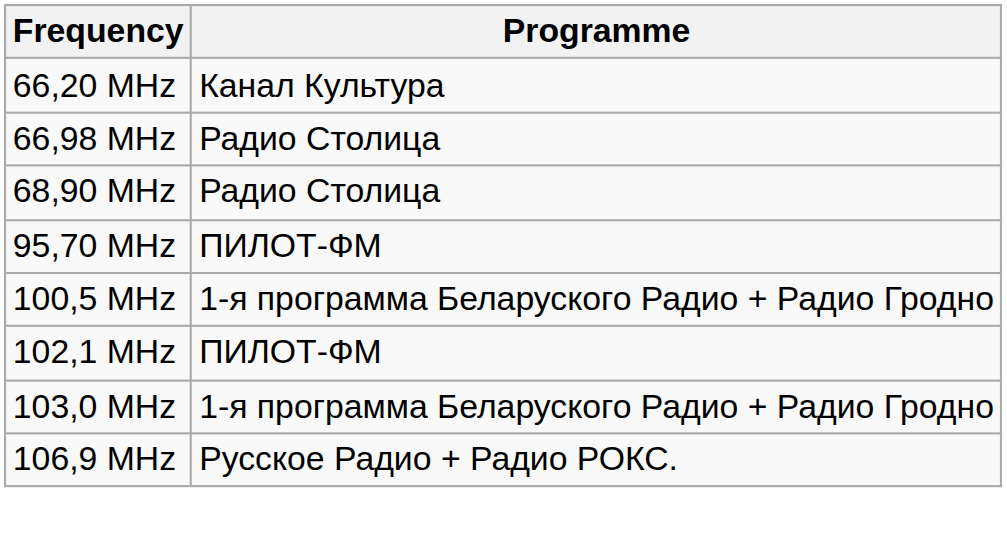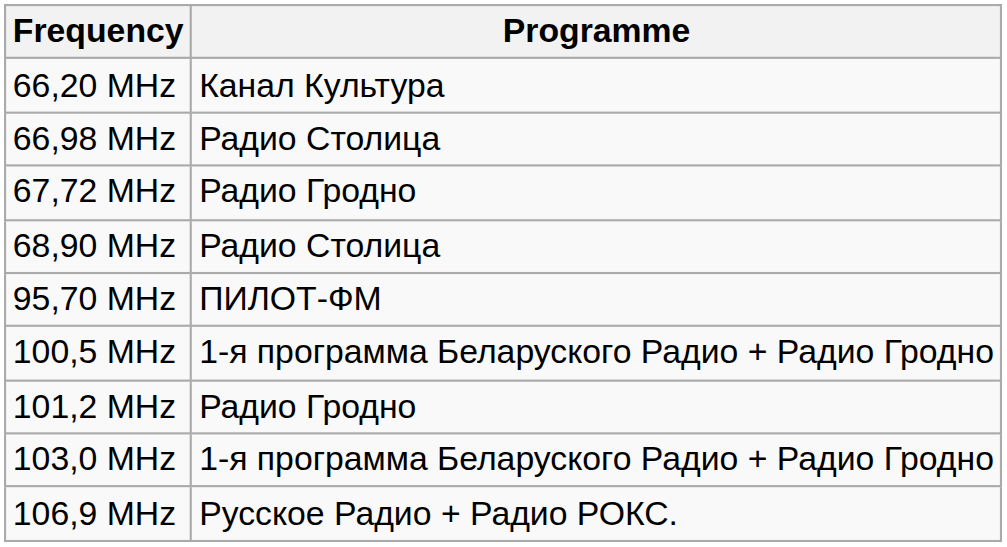+ row: (94, 191)
+ row: (94, 406)
- row: (94, 352)
